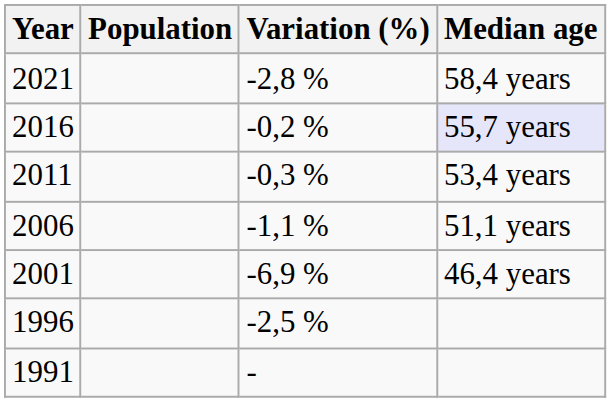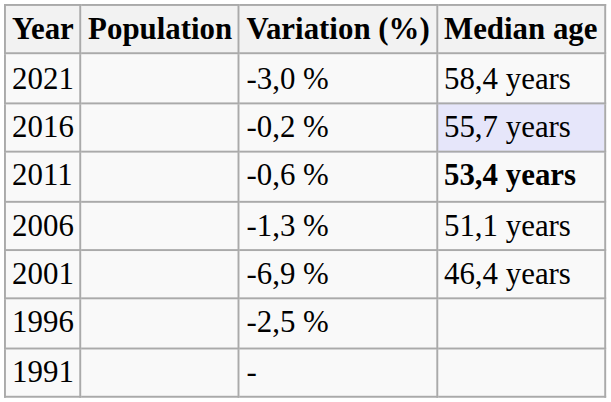(288, 77) -2,8 % -> (288, 77) -3,0 %
(288, 175) -0,3 % -> (288, 175) -0,6 %
(507, 175) normal -> (510, 175) bold
(288, 224) -1,1 % -> (288, 224) -1,3 %
